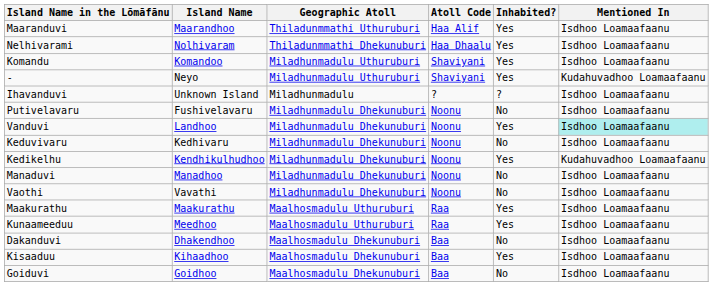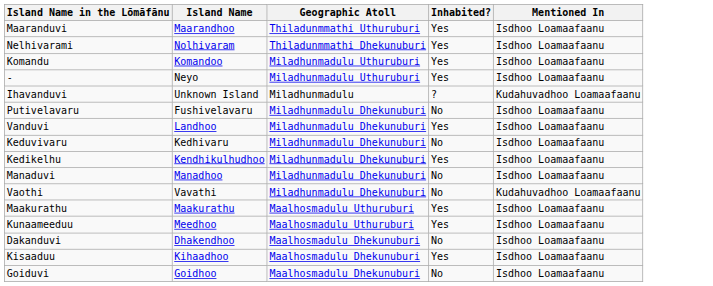- column: (461, 13)
(633, 78) Kudahuvadhoo Loamaafaanu -> (550, 78) Isdhoo Loamaafaanu
(615, 94) Isdhoo Loamaafaanu -> (568, 94) Kudahuvadhoo Loamaafaanu
(615, 127) paleturquoise background -> (550, 127) no background
(633, 159) Kudahuvadhoo Loamaafaanu -> (550, 159) Isdhoo Loamaafaanu
(615, 192) Isdhoo Loamaafaanu -> (568, 192) Kudahuvadhoo Loamaafaanu
